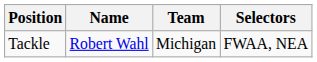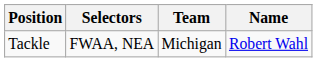columns swapped: (109, 17) <-> (266, 17)
